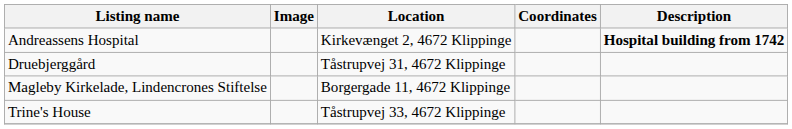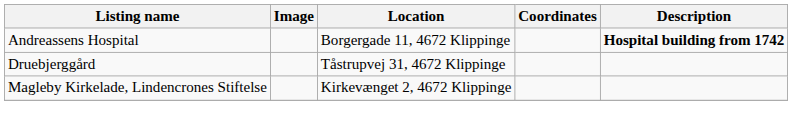(416, 40) Kirkevænget 2, 4672 Klippinge -> (416, 40) Borgergade 11, 4672 Klippinge
(416, 87) Borgergade 11, 4672 Klippinge -> (416, 87) Kirkevænget 2, 4672 Klippinge
- row: (49, 111)
